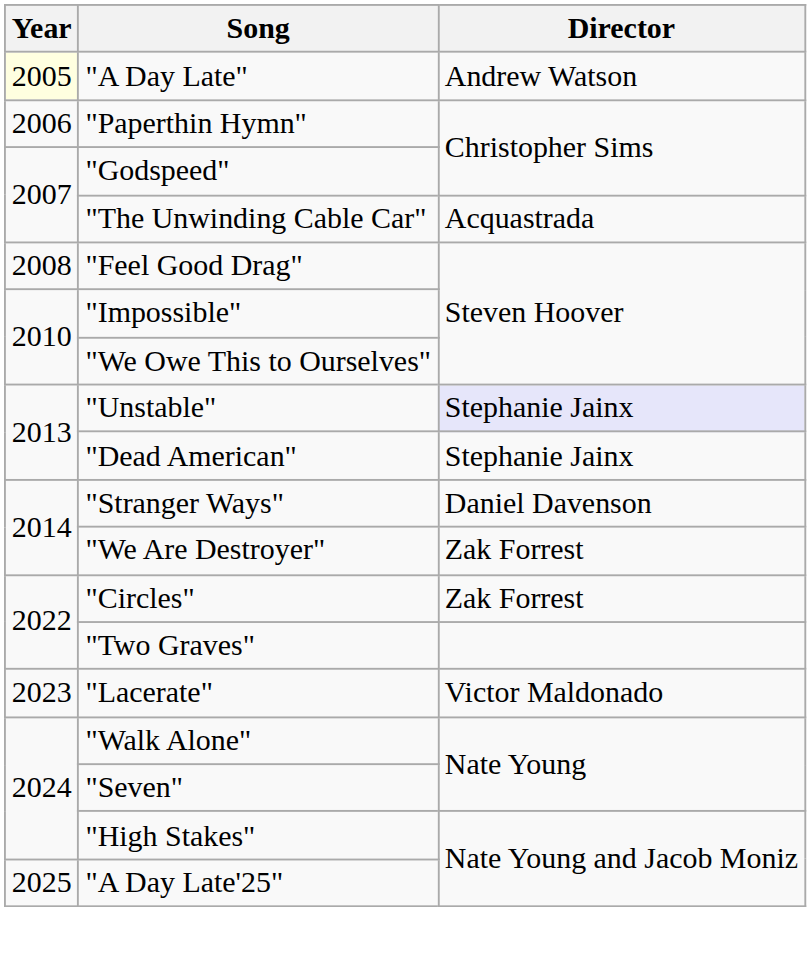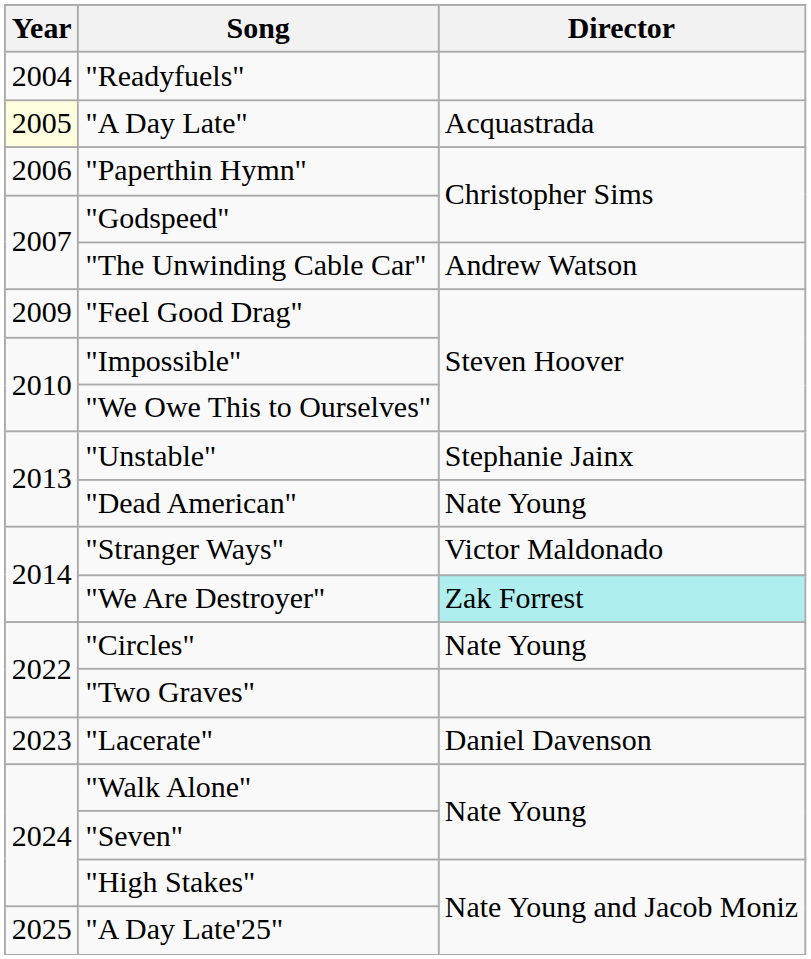+ row: (165, 75)
(541, 75) Andrew Watson -> (520, 123) Acquastrada
(520, 218) Acquastrada -> (541, 265) Andrew Watson
(42, 265) 2008 -> (42, 312) 2009
(539, 407) lavender background -> (539, 455) no background
(539, 455) Stephanie Jainx -> (515, 502) Nate Young
(548, 502) Daniel Davenson -> (554, 550) Victor Maldonado
(514, 550) no background -> (514, 597) paleturquoise background
(514, 597) Zak Forrest -> (515, 645) Nate Young
(554, 692) Victor Maldonado -> (548, 739) Daniel Davenson
